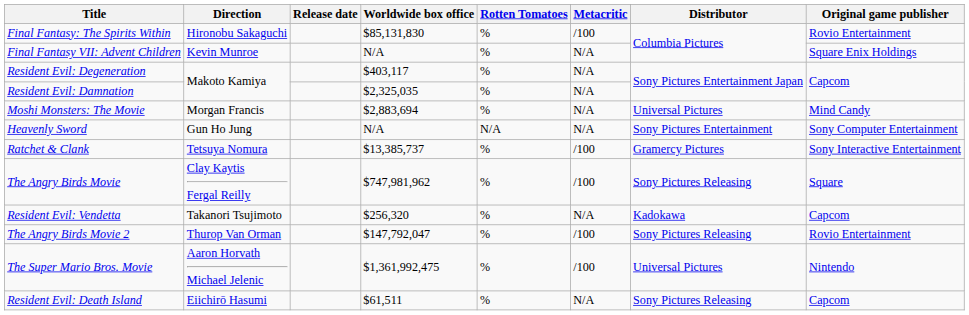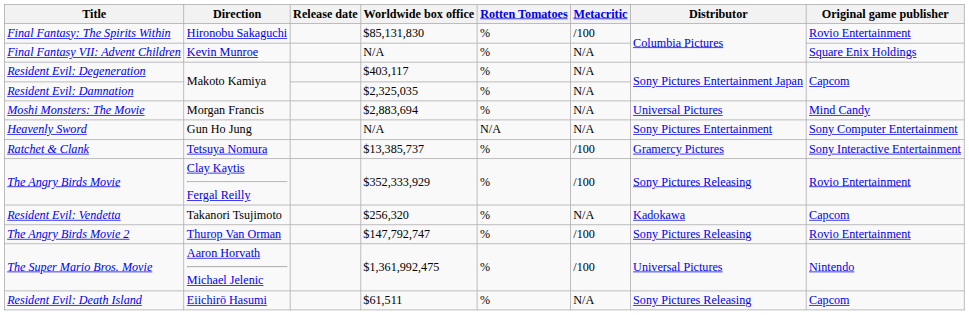(397, 182) $747,981,962 -> (397, 182) $352,333,929
(826, 182) Square -> (860, 182) Rovio Entertainment
(397, 234) $147,792,047 -> (397, 234) $147,792,747
